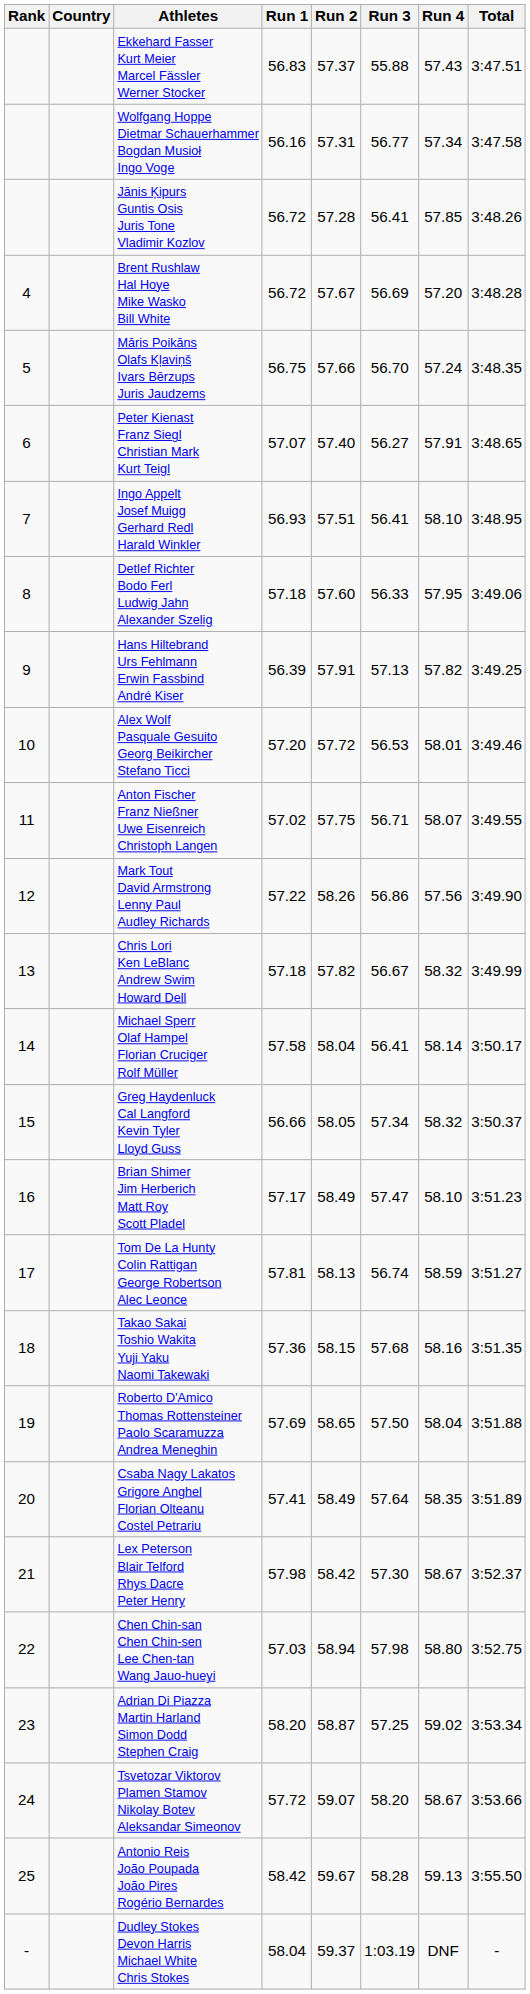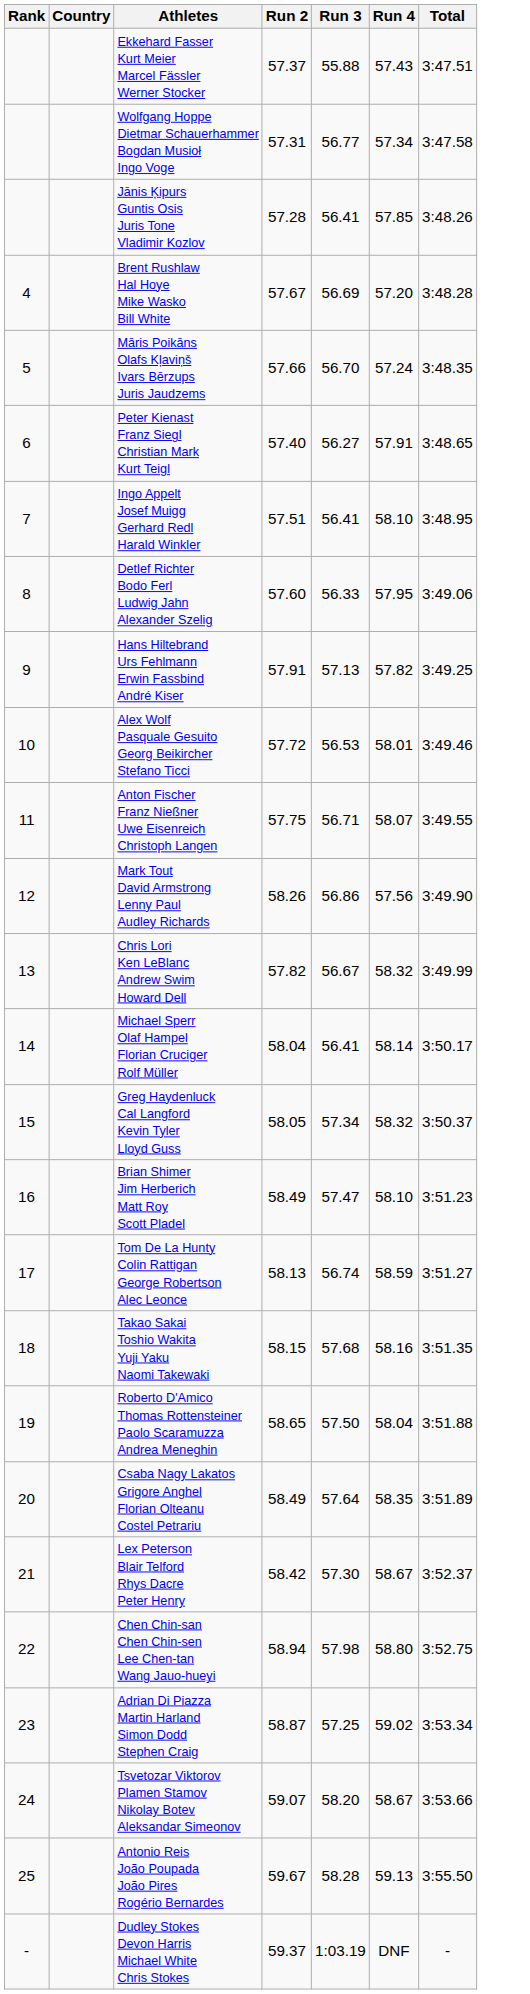- column: (287, 16)
